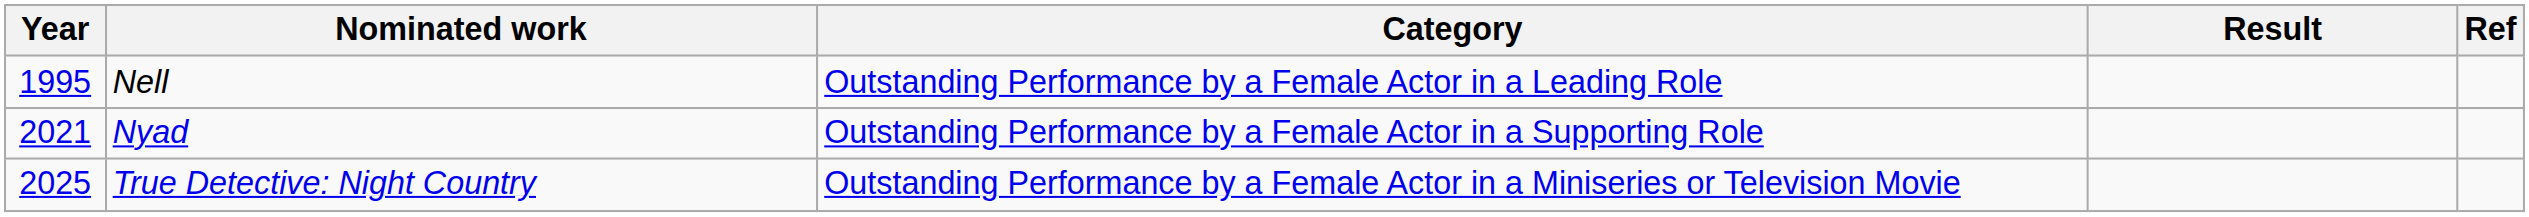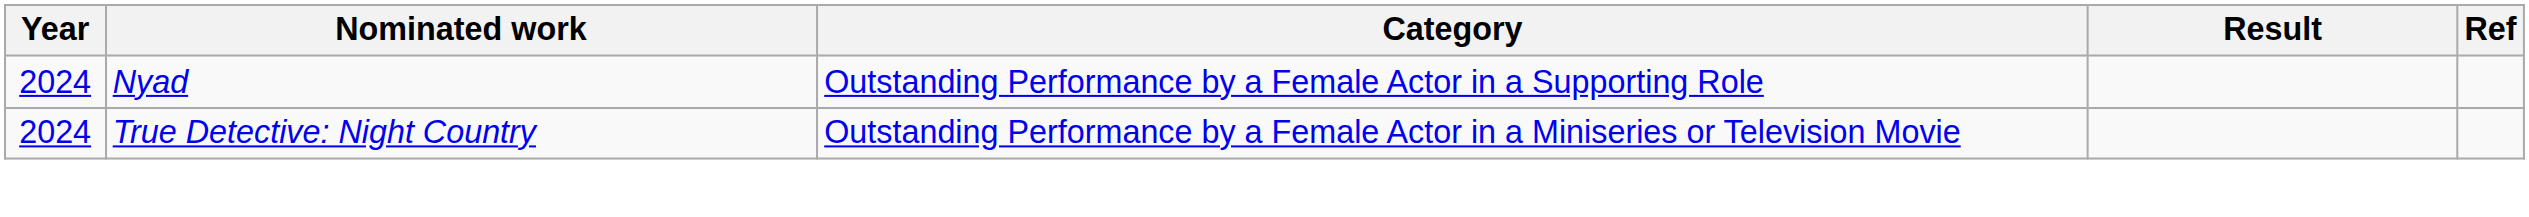- row: (141, 81)
(55, 132) 2021 -> (55, 81) 2024
(55, 183) 2025 -> (55, 132) 2024
